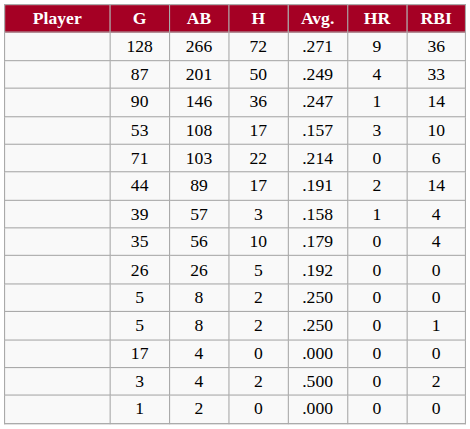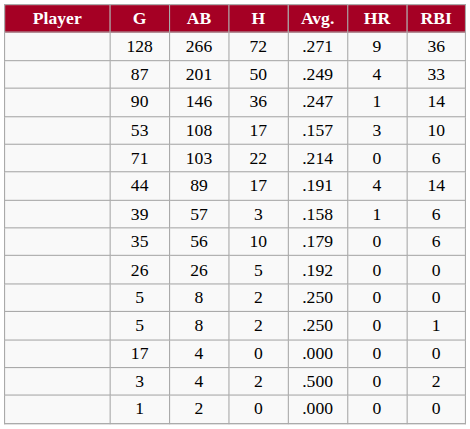(377, 185) 2 -> (377, 185) 4
(436, 213) 4 -> (436, 213) 6
(436, 241) 4 -> (436, 241) 6
